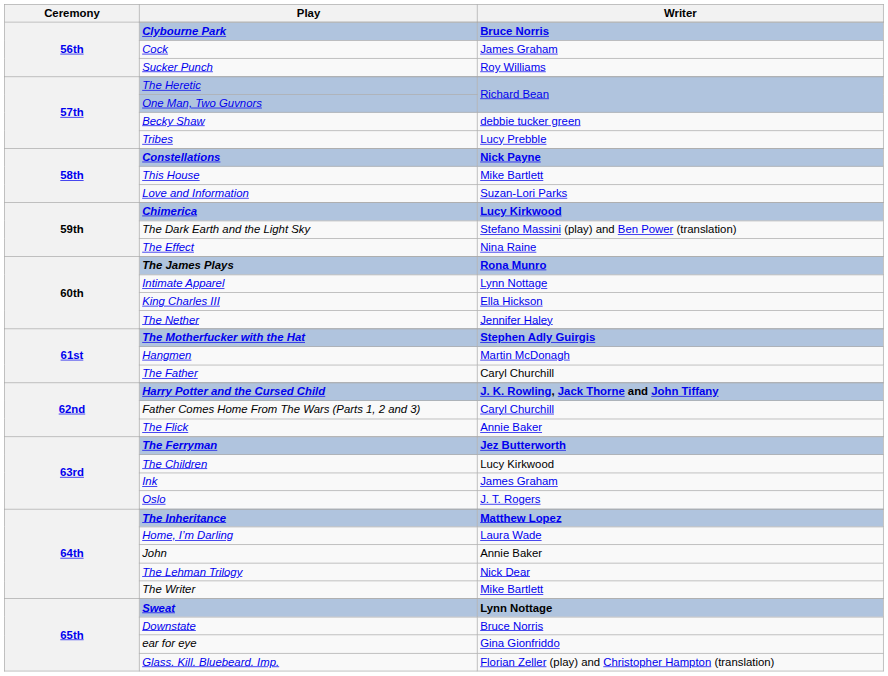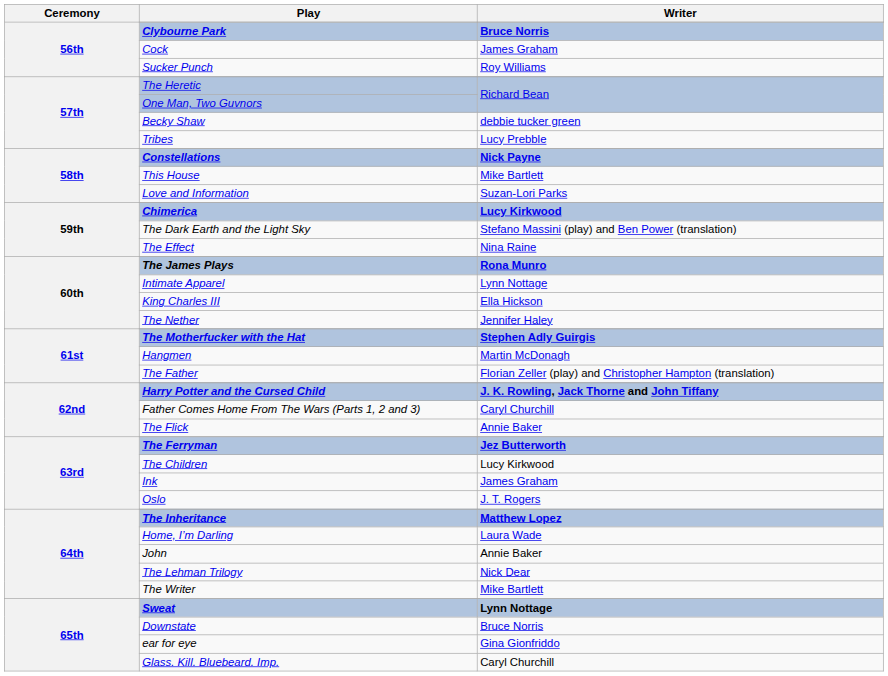(517, 373) Caryl Churchill -> (627, 373) Florian Zeller (play) and Christopher Hampton (translation)
(627, 662) Florian Zeller (play) and Christopher Hampton (translation) -> (517, 662) Caryl Churchill
